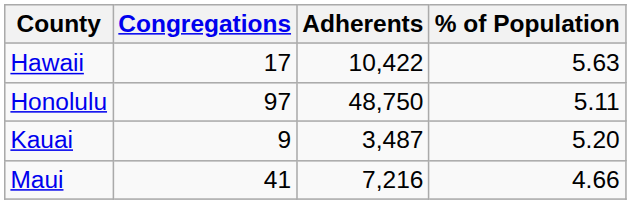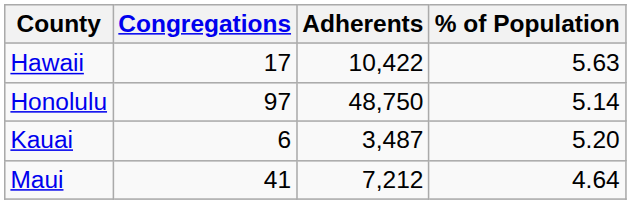(597, 101) 5.11 -> (596, 101) 5.14
(284, 140) 9 -> (284, 140) 6
(393, 179) 7,216 -> (393, 179) 7,212
(596, 179) 4.66 -> (596, 179) 4.64
